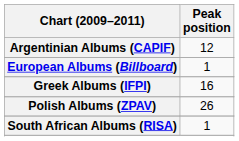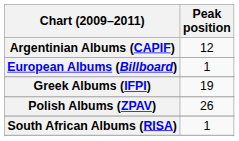(207, 86) 16 -> (207, 86) 19
